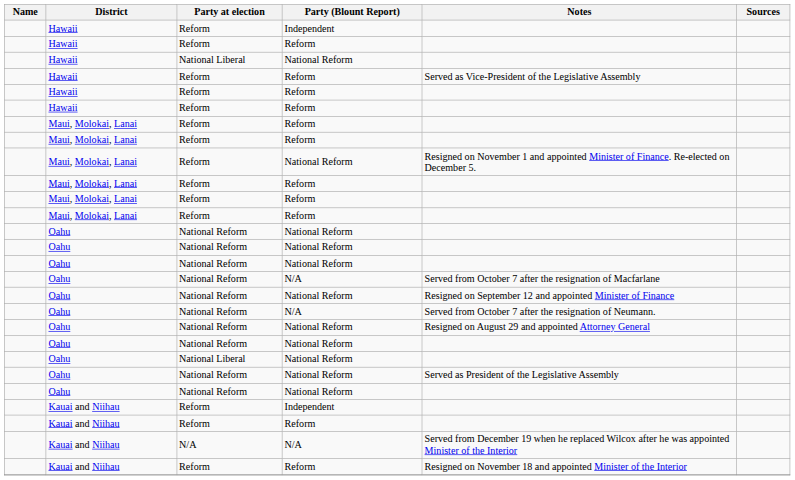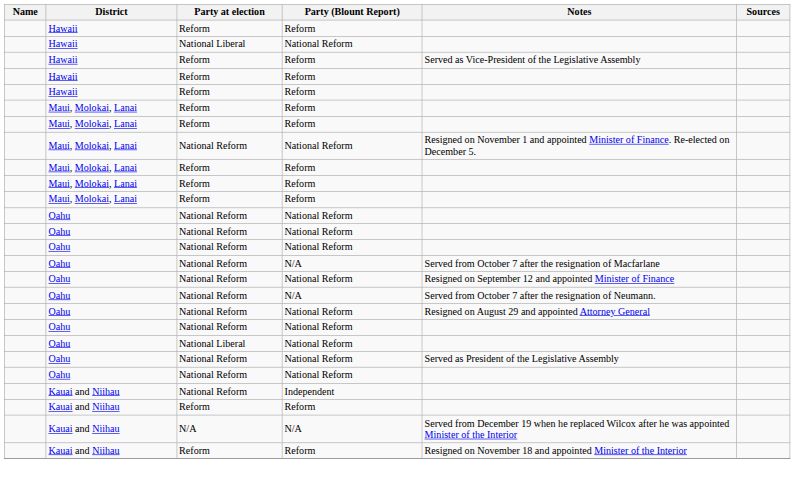- row: (63, 28)
(194, 162) Reform -> (213, 146) National Reform
(194, 407) Reform -> (213, 391) National Reform
